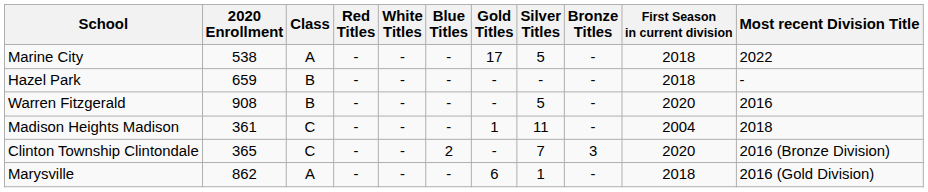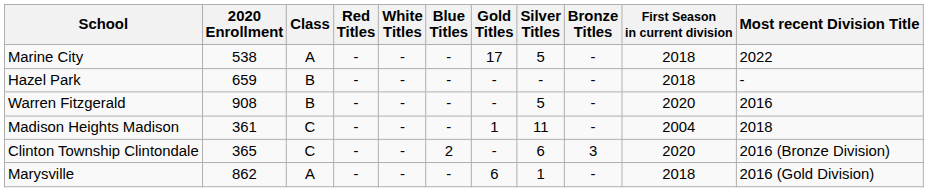(541, 151) 7 -> (541, 151) 6
